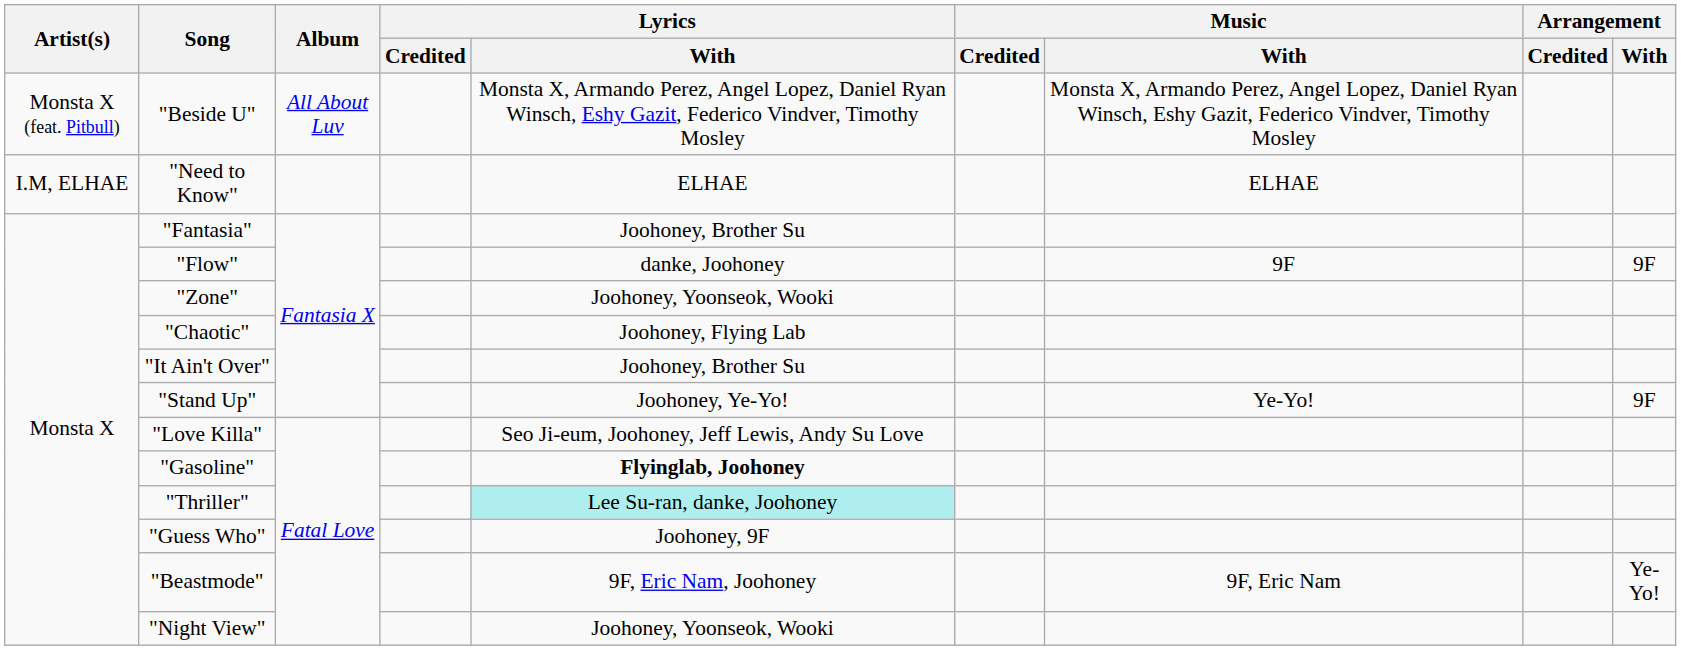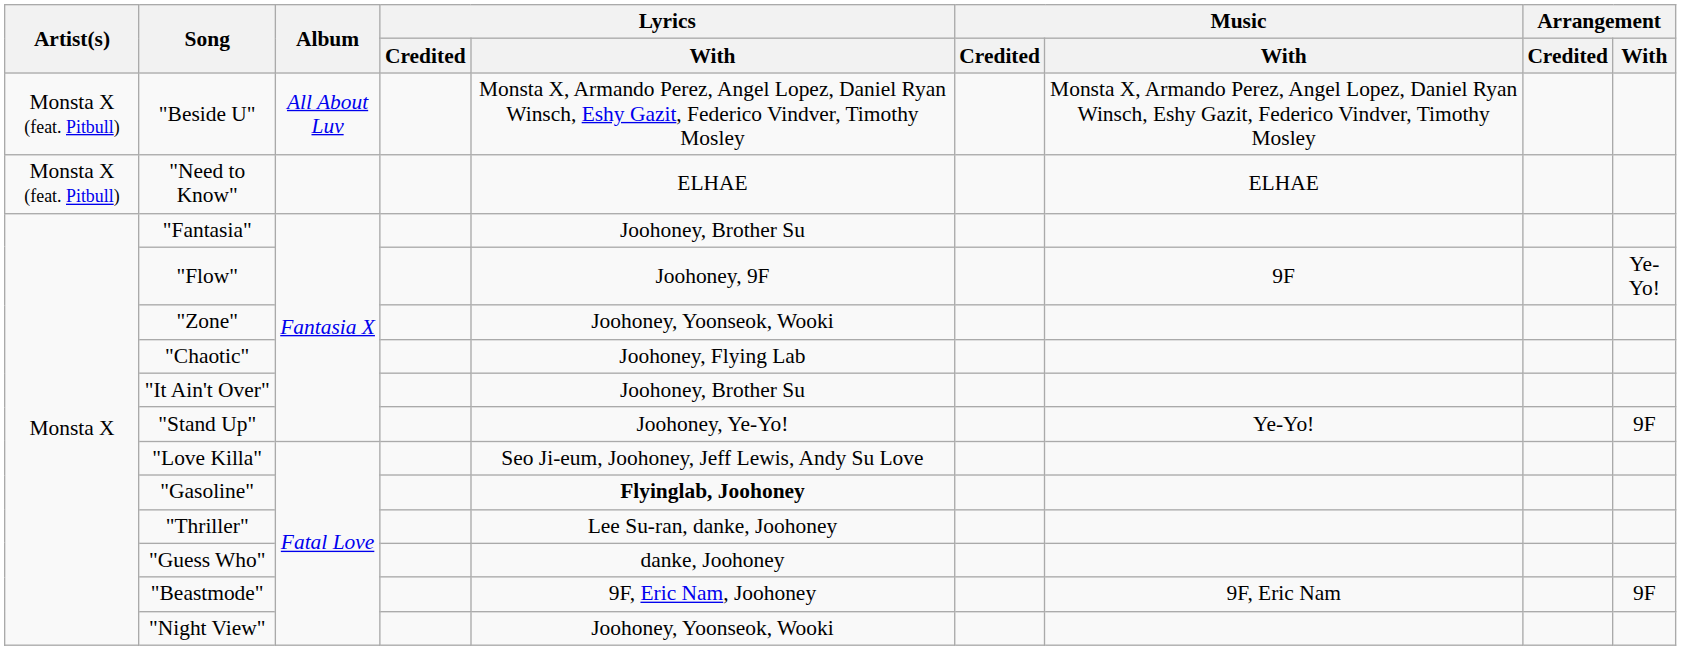(72, 183) I.M, ELHAE -> (72, 183) Monsta X (feat. Pitbull)
(712, 263) danke, Joohoney -> (712, 275) Joohoney, 9F
(1644, 263) 9F -> (1644, 275) Ye-Yo!
(712, 501) paleturquoise background -> (712, 526) no background
(712, 535) Joohoney, 9F -> (712, 560) danke, Joohoney
(1644, 581) Ye-Yo! -> (1644, 594) 9F
